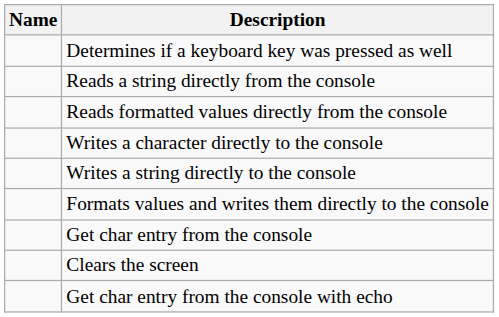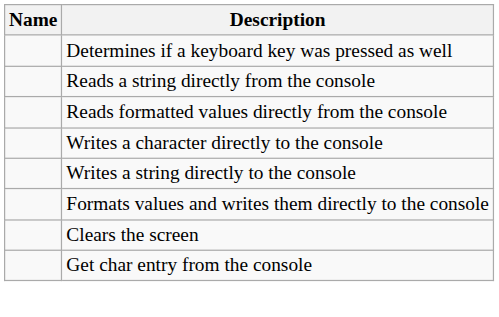rows swapped: (132, 265) <-> (189, 234)
- row: (230, 296)
